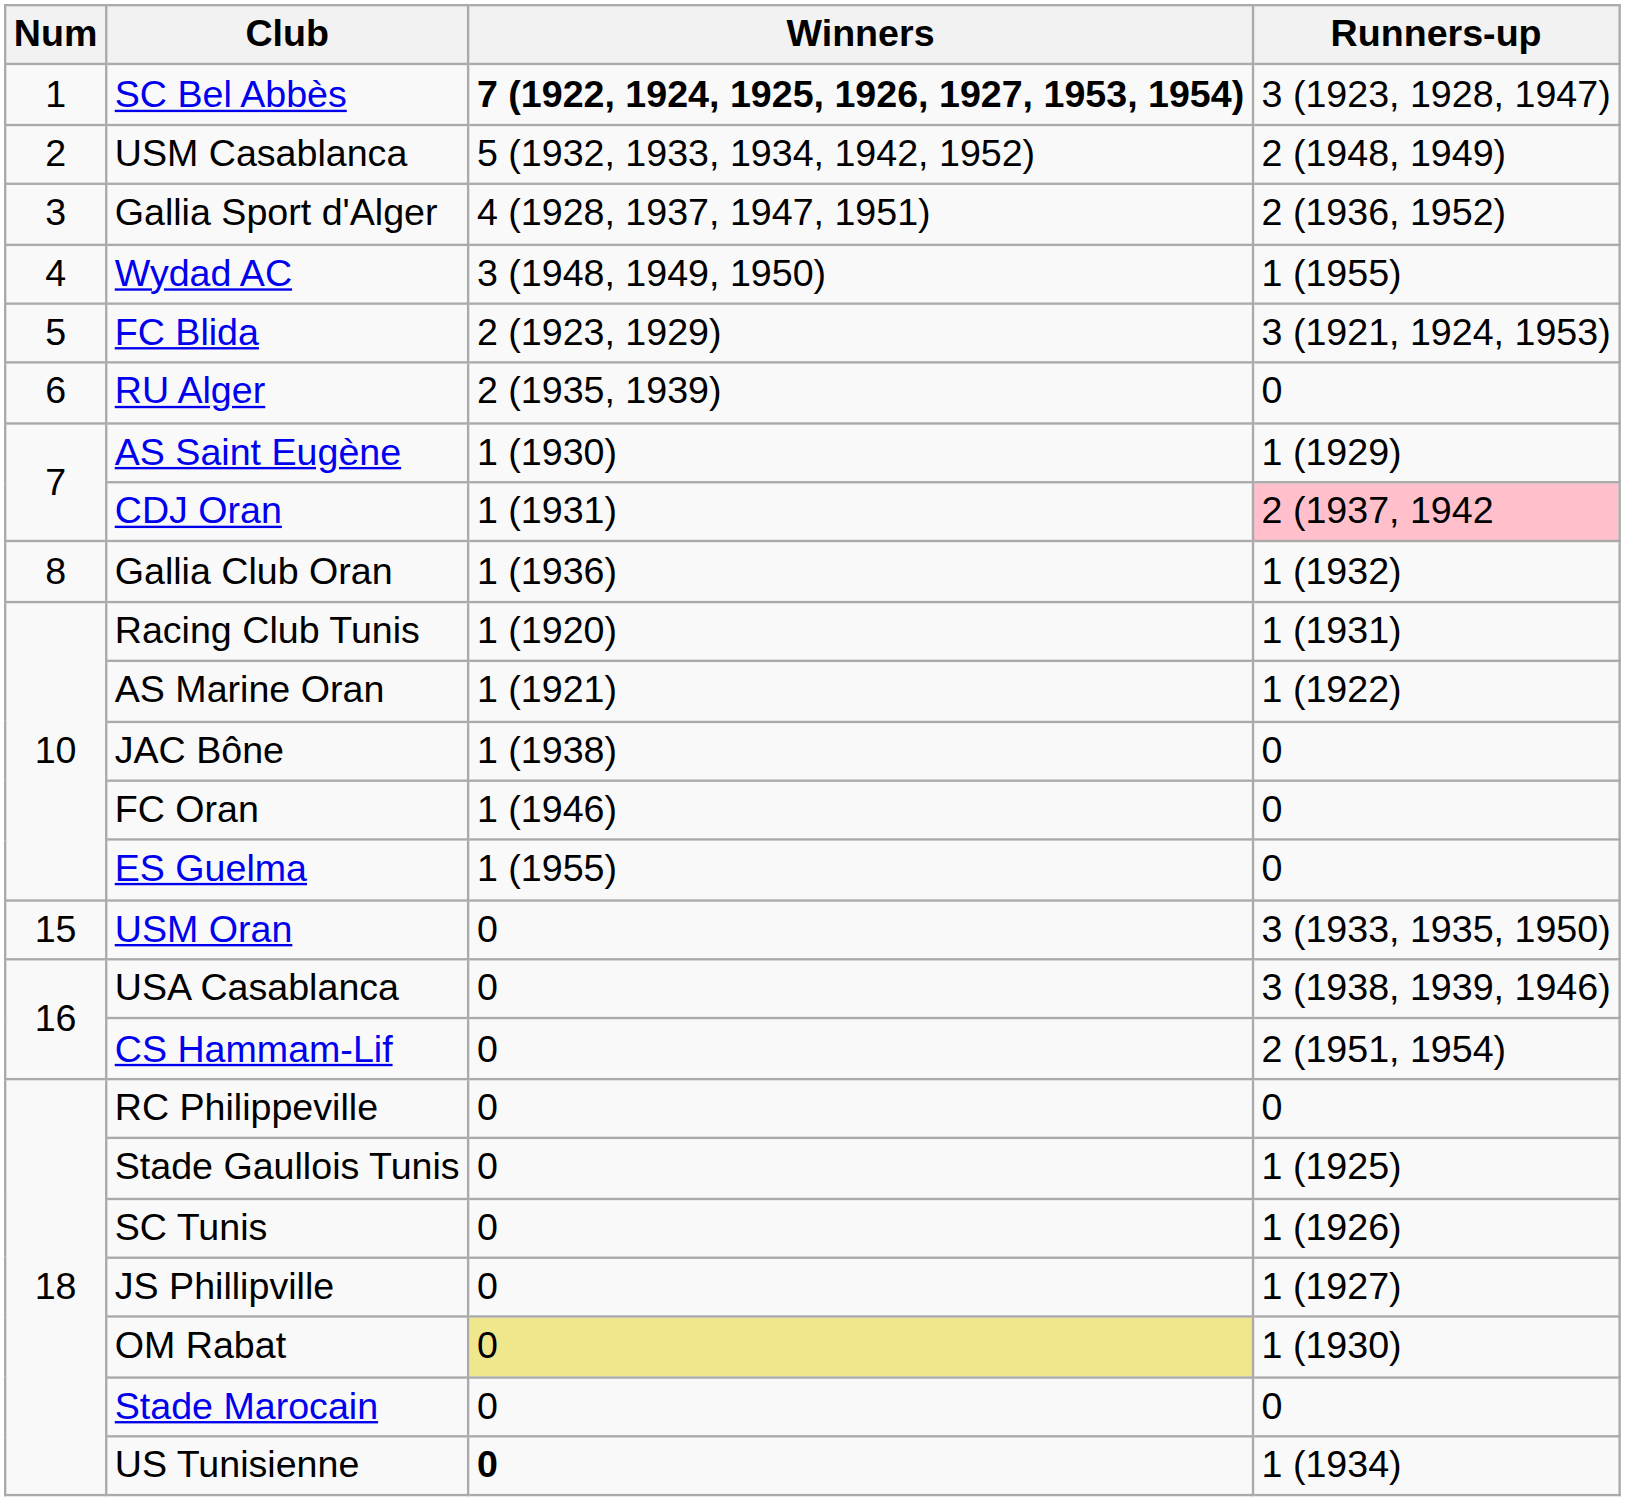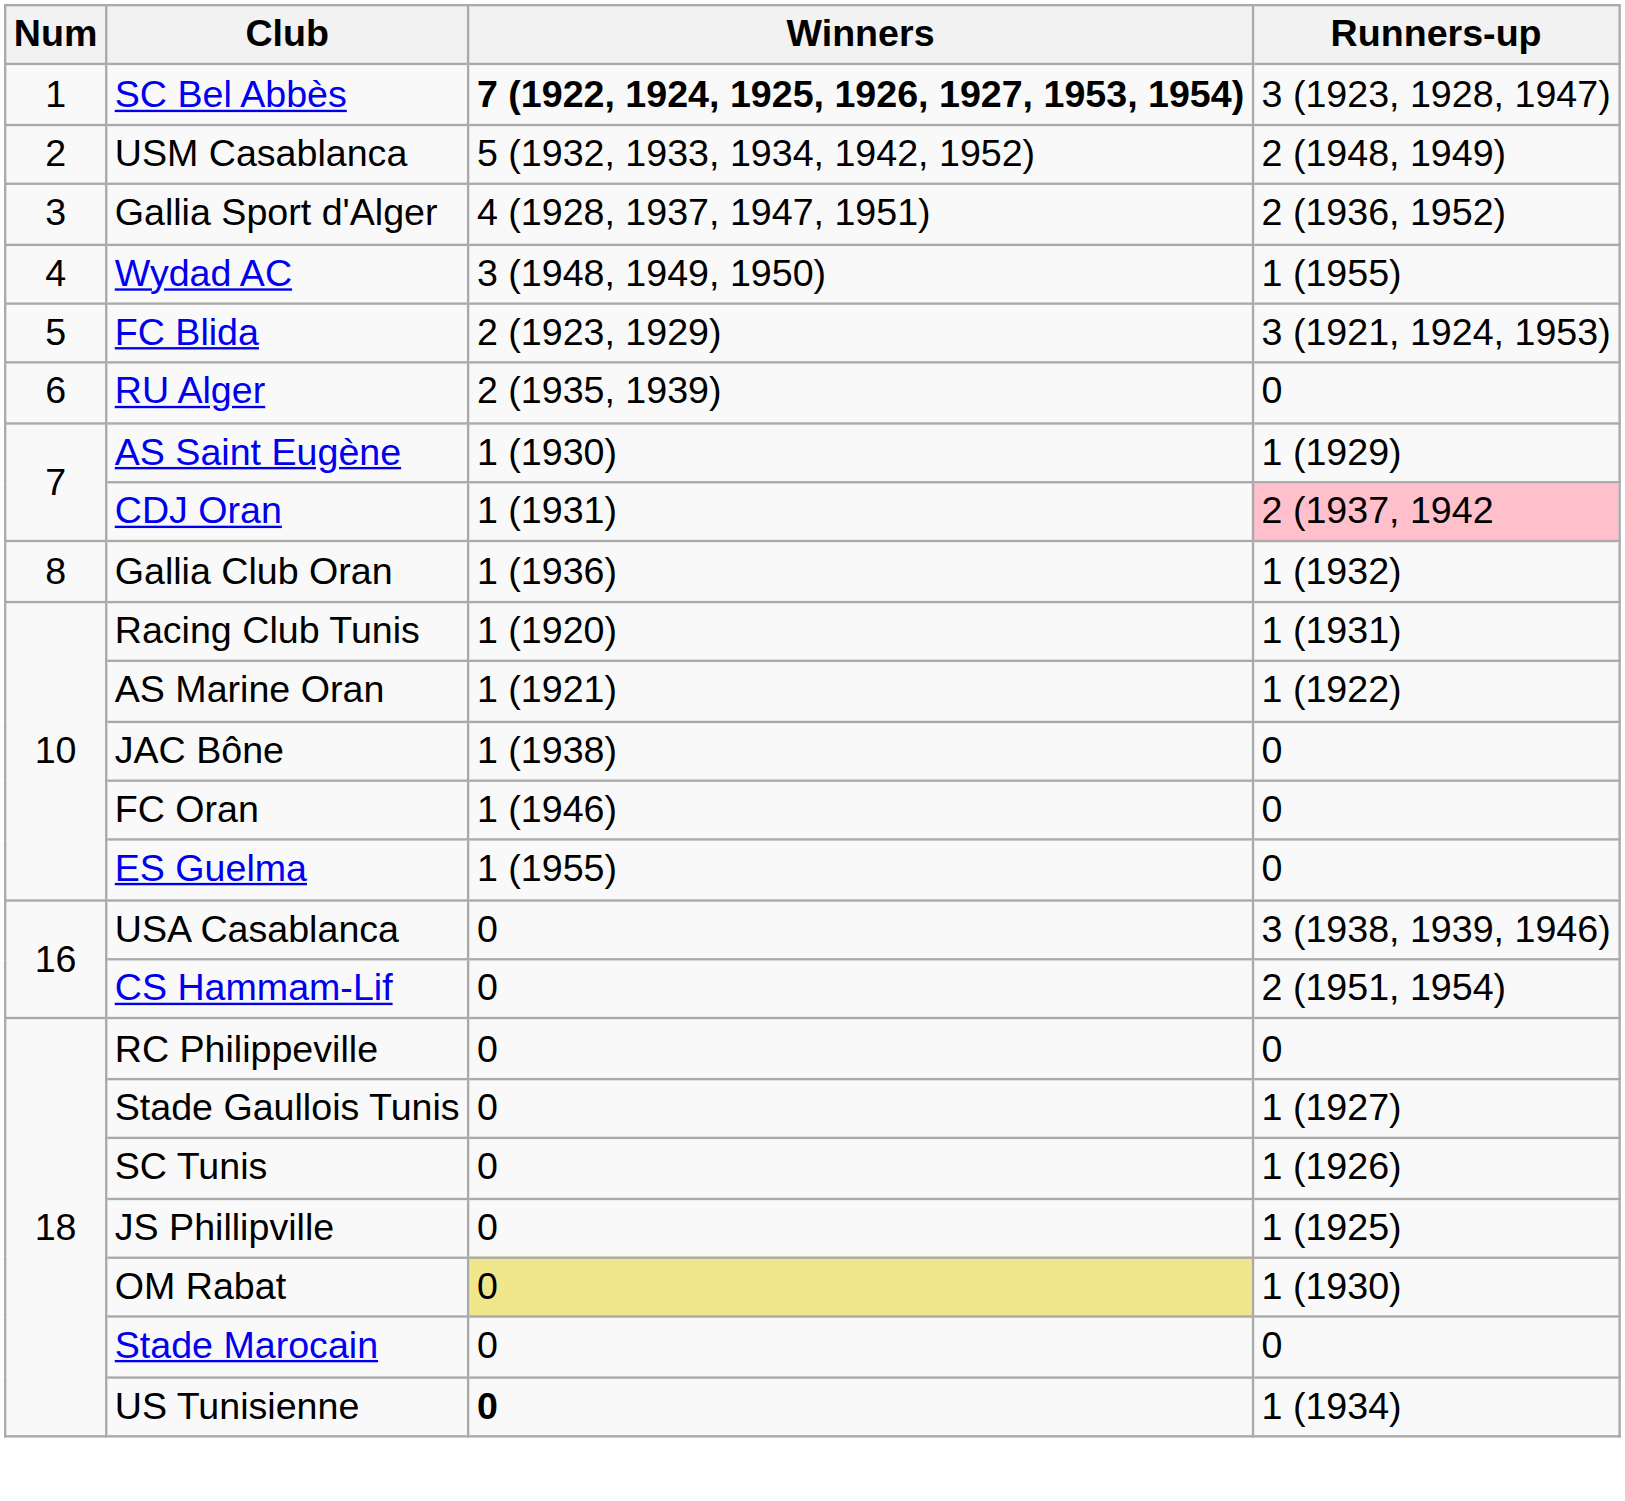- row: (204, 928)
(1332, 1167) 1 (1925) -> (1332, 1107) 1 (1927)
(1332, 1286) 1 (1927) -> (1332, 1226) 1 (1925)
